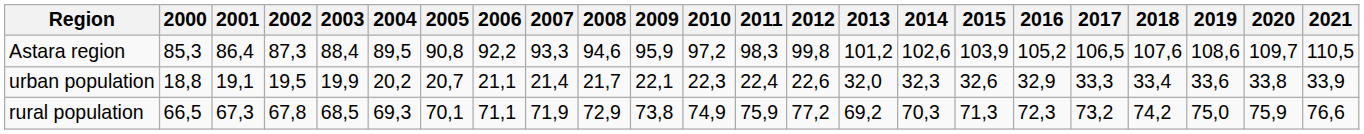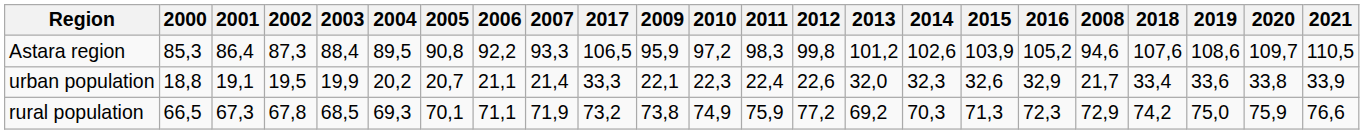columns swapped: (605, 19) <-> (1100, 19)
